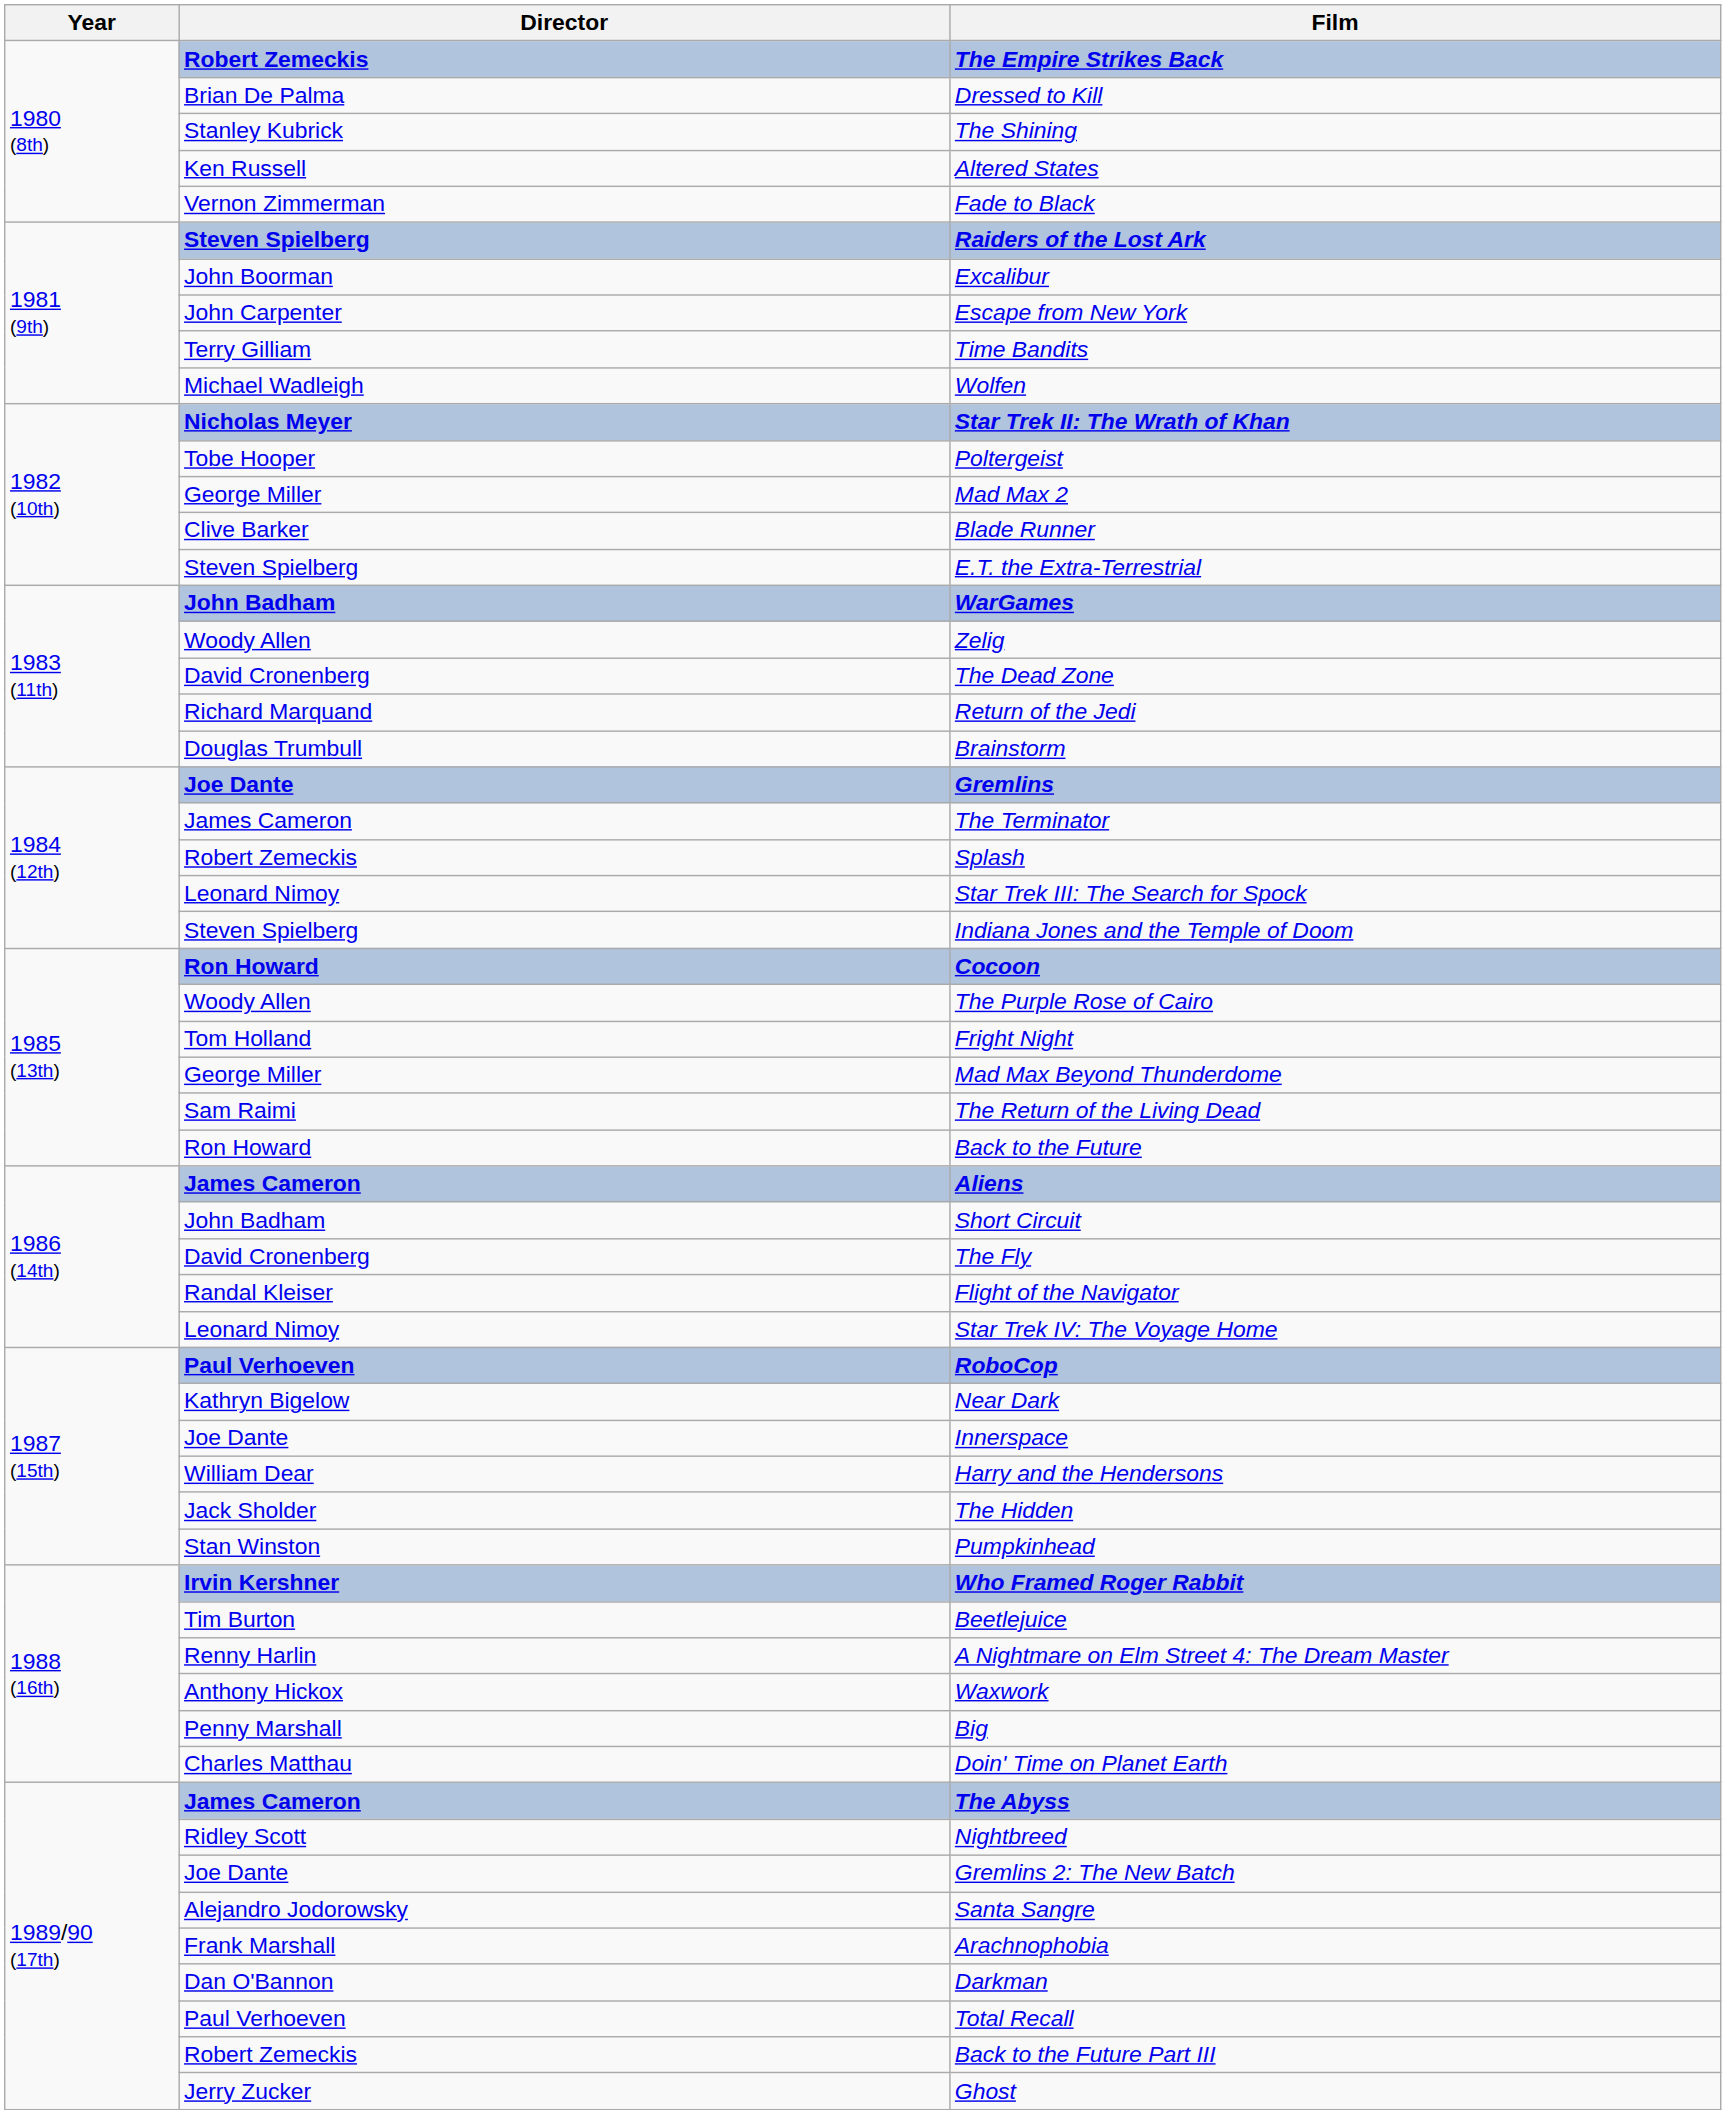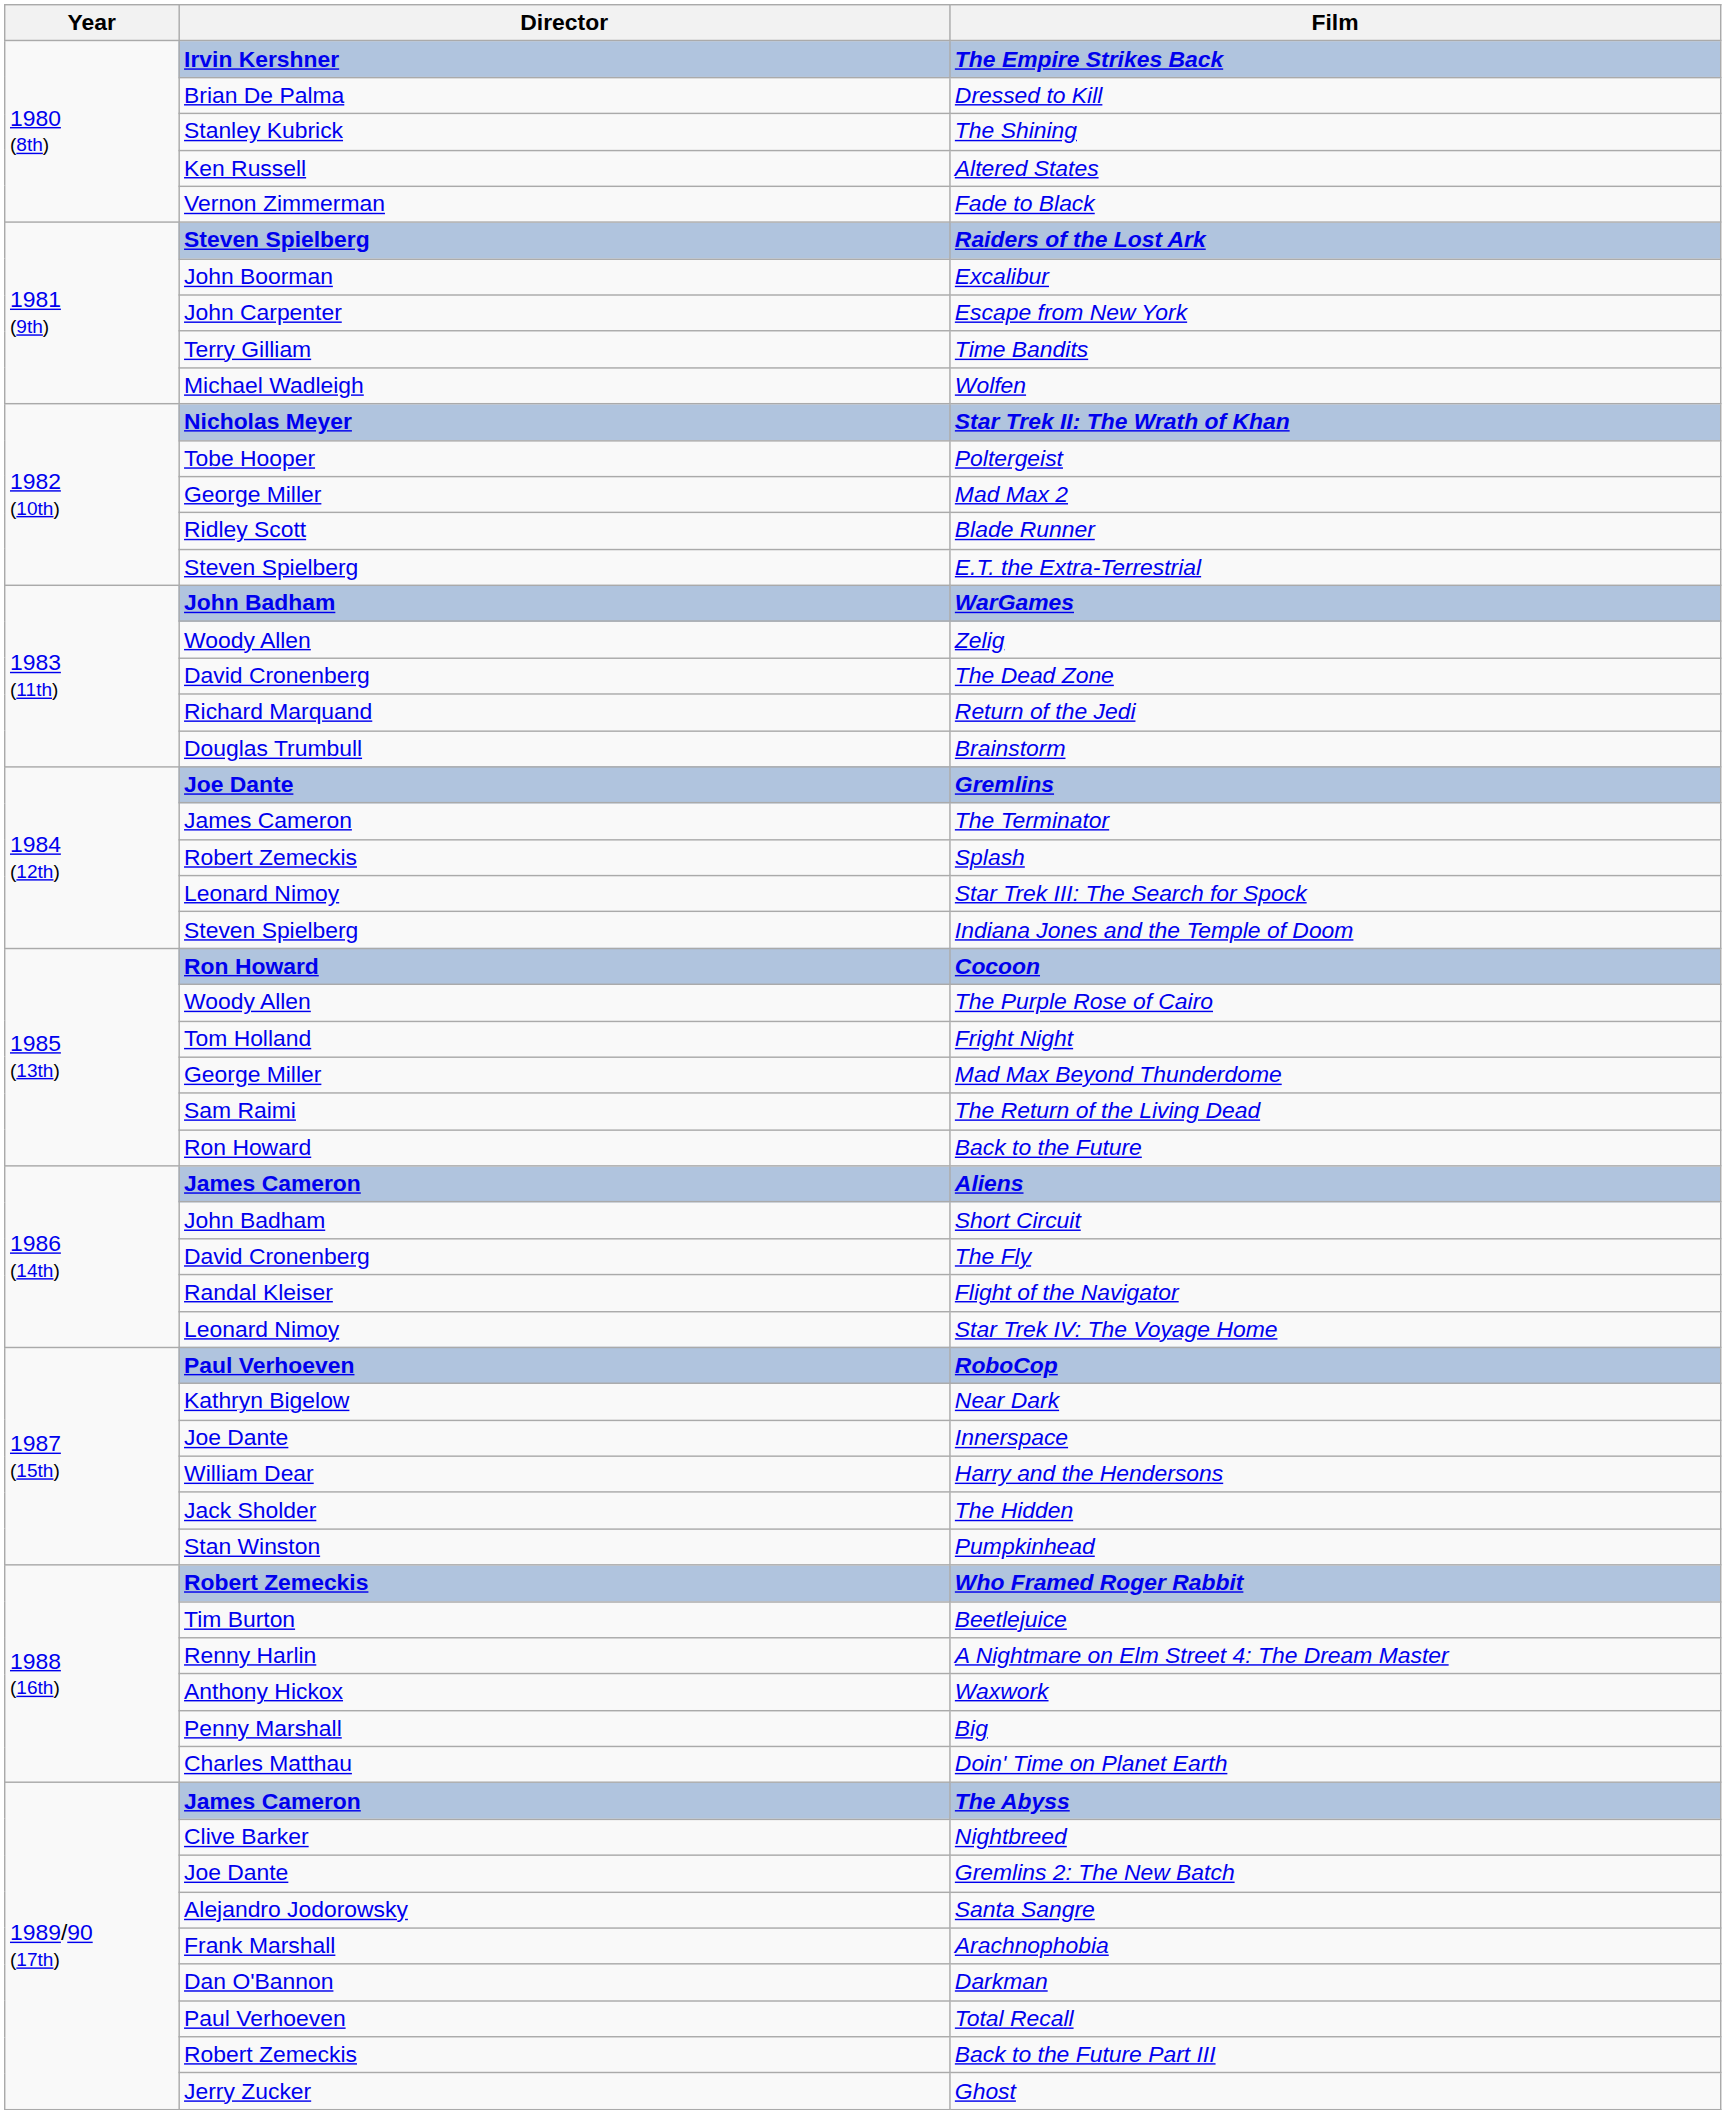(276, 58) Robert Zemeckis -> (262, 58) Irvin Kershner
(246, 530) Clive Barker -> (245, 530) Ridley Scott
(262, 1582) Irvin Kershner -> (276, 1582) Robert Zemeckis
(245, 1836) Ridley Scott -> (246, 1836) Clive Barker
